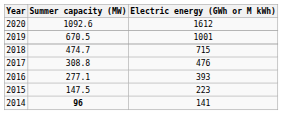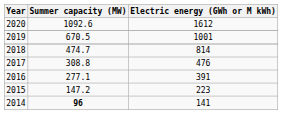(203, 50) 715 -> (203, 50) 814
(203, 77) 393 -> (203, 77) 391
(78, 90) 147.5 -> (78, 90) 147.2
